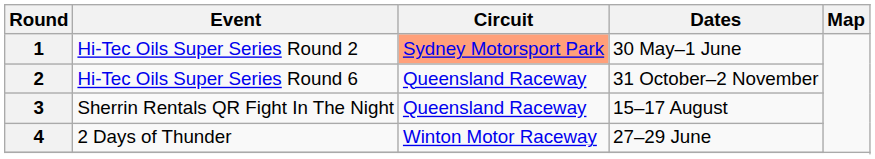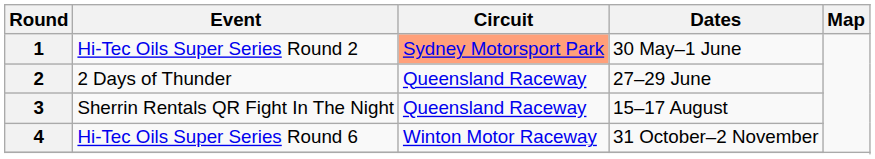(218, 78) Hi-Tec Oils Super Series Round 6 -> (154, 78) 2 Days of Thunder
(716, 78) 31 October–2 November -> (662, 78) 27–29 June
(154, 137) 2 Days of Thunder -> (218, 137) Hi-Tec Oils Super Series Round 6
(662, 137) 27–29 June -> (716, 137) 31 October–2 November
